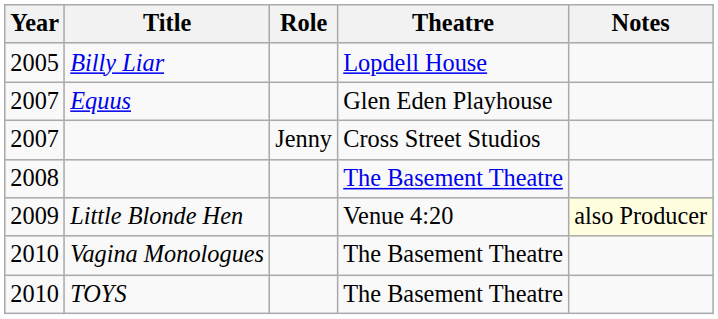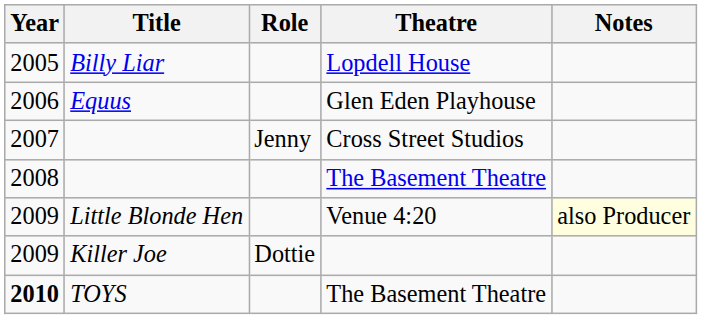(35, 100) 2007 -> (35, 100) 2006
+ row: (119, 255)
- row: (167, 255)
(35, 293) normal -> (35, 293) bold
